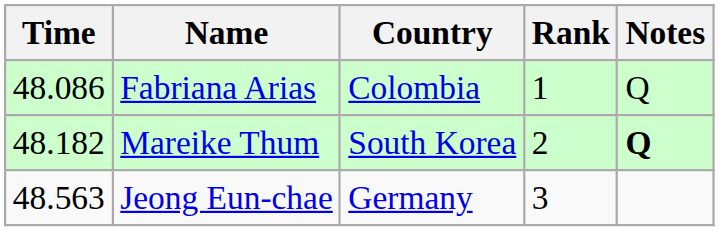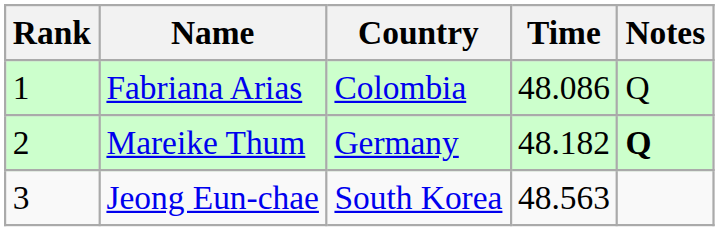columns swapped: (571, 32) <-> (59, 32)
(432, 142) South Korea -> (397, 142) Germany
(410, 197) Germany -> (418, 197) South Korea
